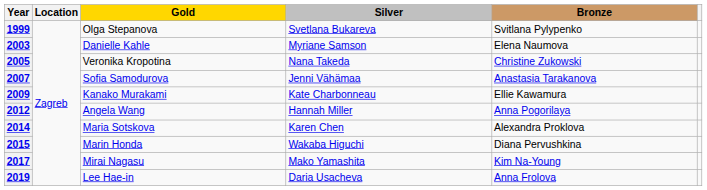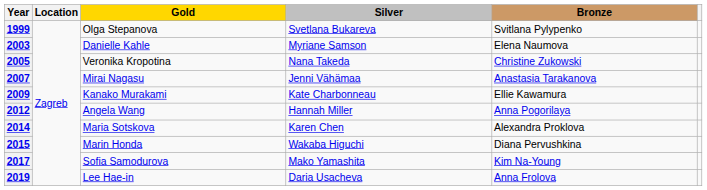(126, 78) Sofia Samodurova -> (113, 78) Mirai Nagasu
(113, 161) Mirai Nagasu -> (126, 161) Sofia Samodurova
